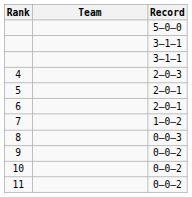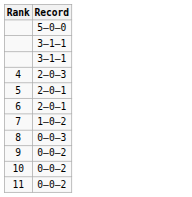- column: (90, 12)
